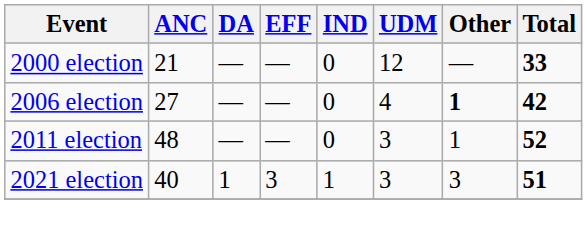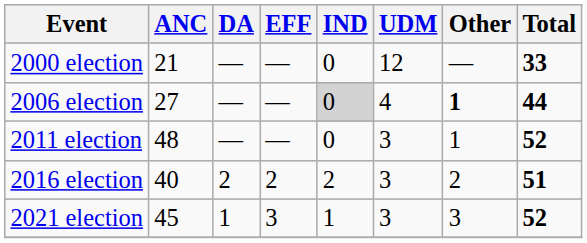(329, 101) no background -> (329, 101) lightgrey background
(535, 101) 42 -> (535, 101) 44
+ row: (77, 179)
(166, 179) 40 -> (166, 218) 45
(535, 179) 51 -> (535, 218) 52
